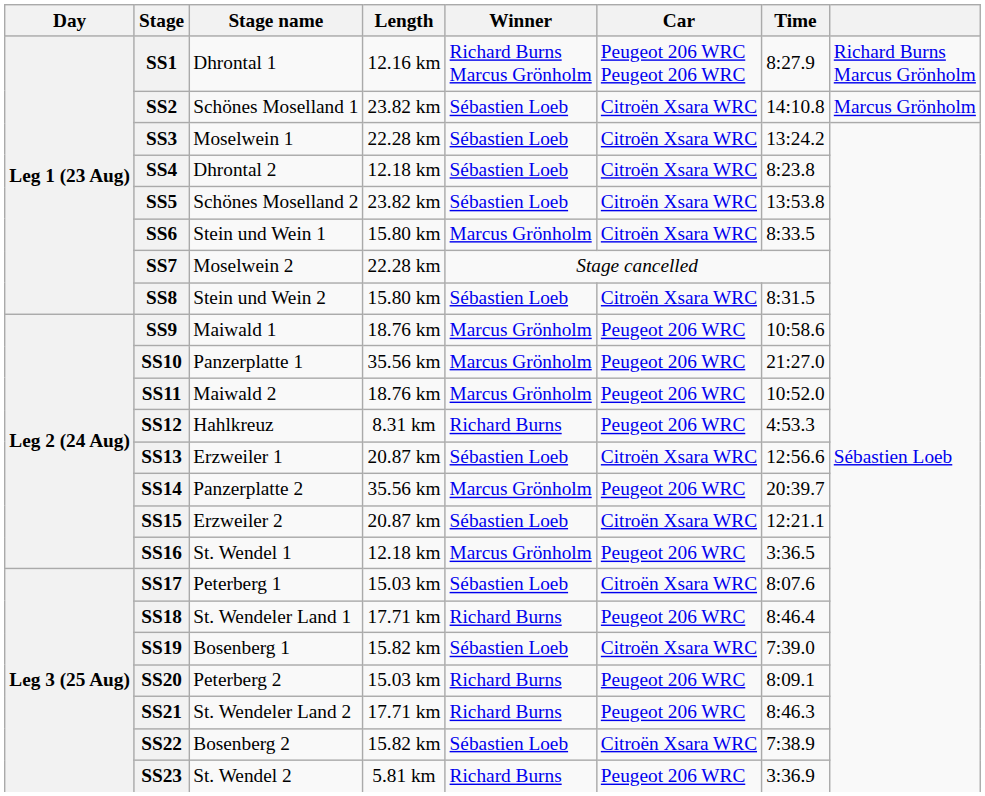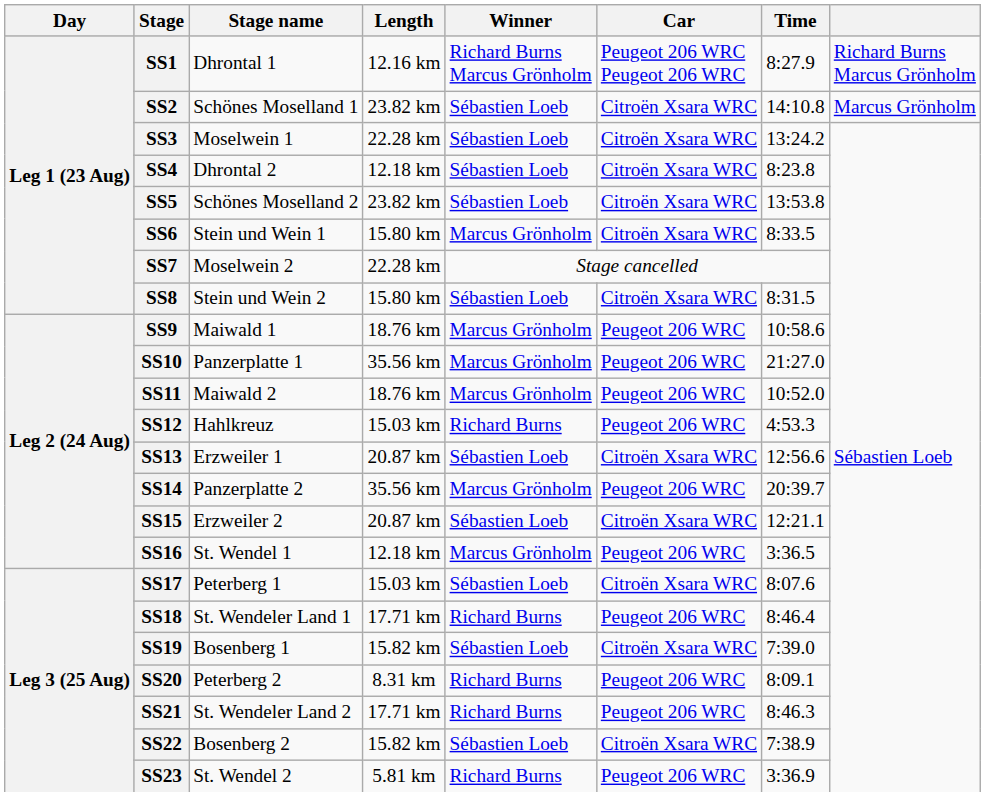(404, 425) 8.31 km -> (404, 425) 15.03 km
(404, 679) 15.03 km -> (404, 679) 8.31 km
